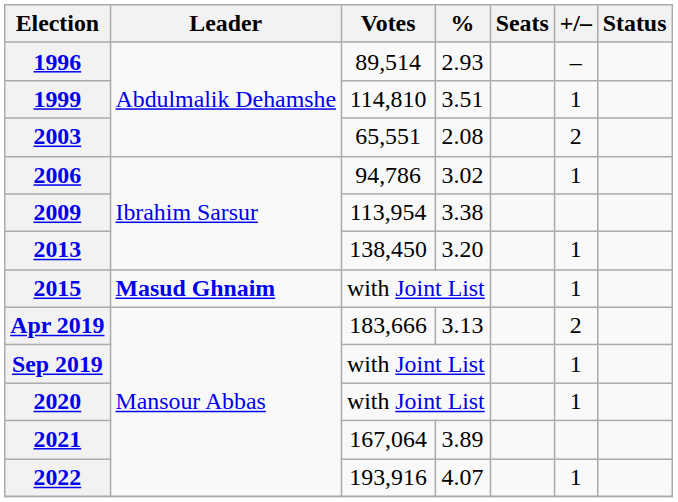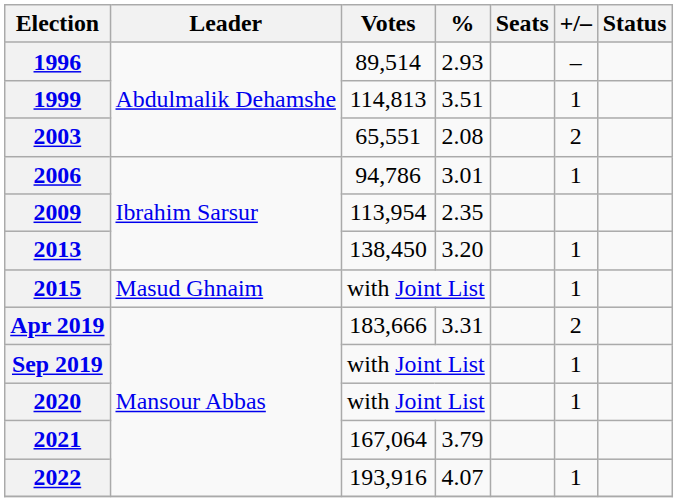(388, 99) 114,810 -> (388, 99) 114,813
(462, 174) 3.02 -> (462, 174) 3.01
(462, 212) 3.38 -> (462, 212) 2.35
(195, 288) bold -> (189, 288) normal
(462, 325) 3.13 -> (462, 325) 3.31
(462, 439) 3.89 -> (462, 439) 3.79
